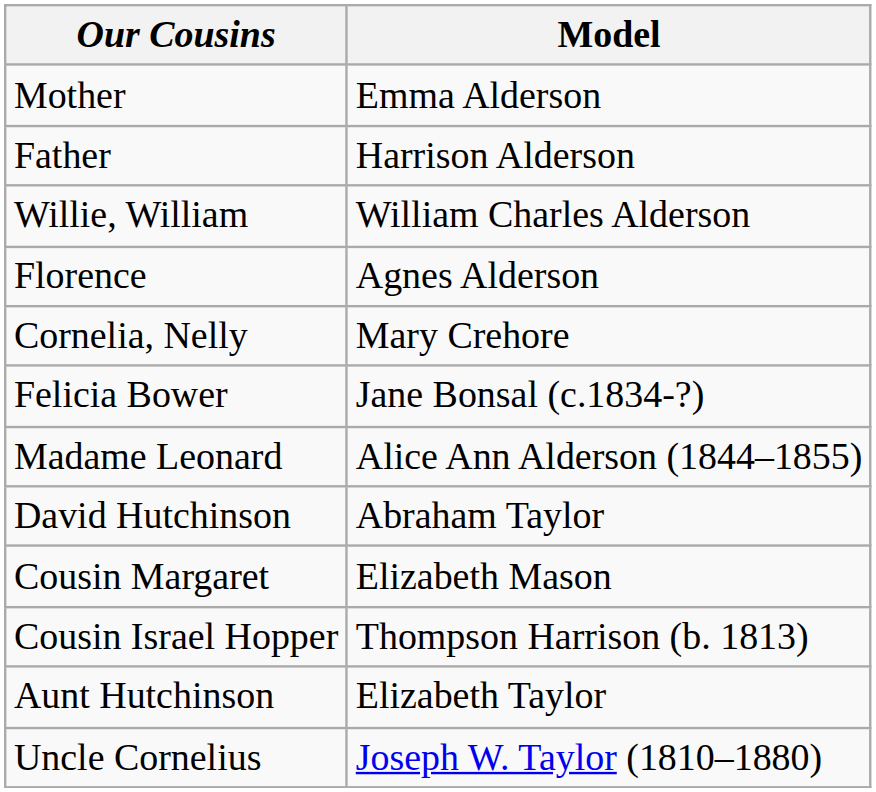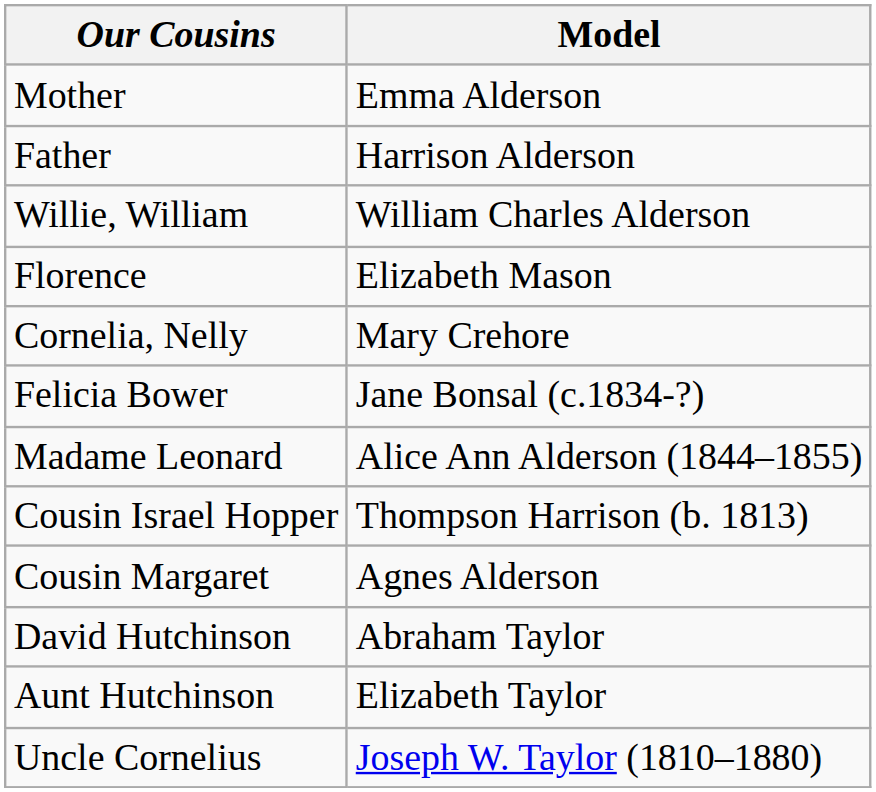(477, 275) Agnes Alderson -> (484, 275) Elizabeth Mason
rows swapped: (176, 635) <-> (152, 515)
(484, 575) Elizabeth Mason -> (477, 575) Agnes Alderson
